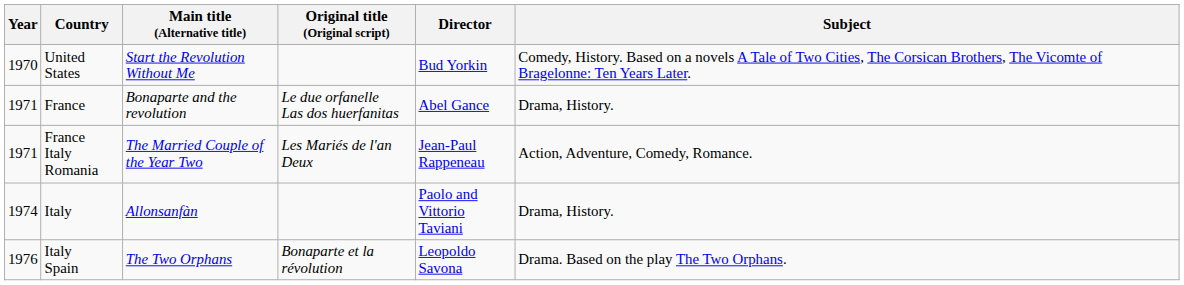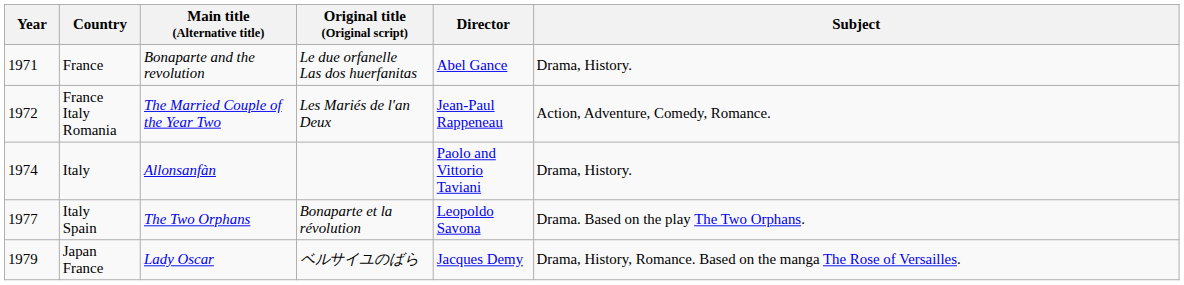- row: (65, 65)
(23, 154) 1971 -> (23, 113) 1972
(23, 259) 1976 -> (23, 219) 1977
+ row: (83, 259)
